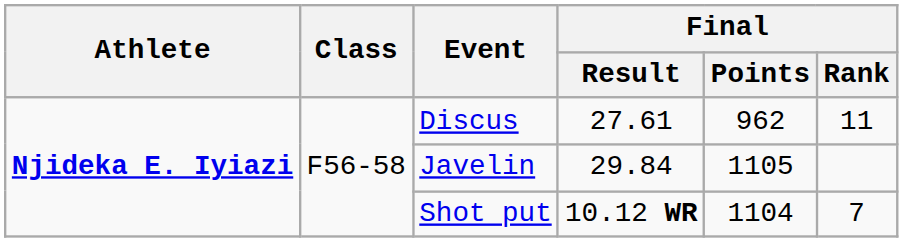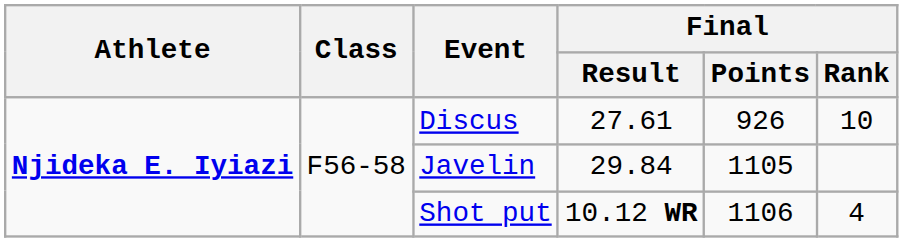(761, 121) 962 -> (761, 121) 926
(857, 121) 11 -> (857, 121) 10
(761, 214) 1104 -> (761, 214) 1106
(857, 214) 7 -> (857, 214) 4
